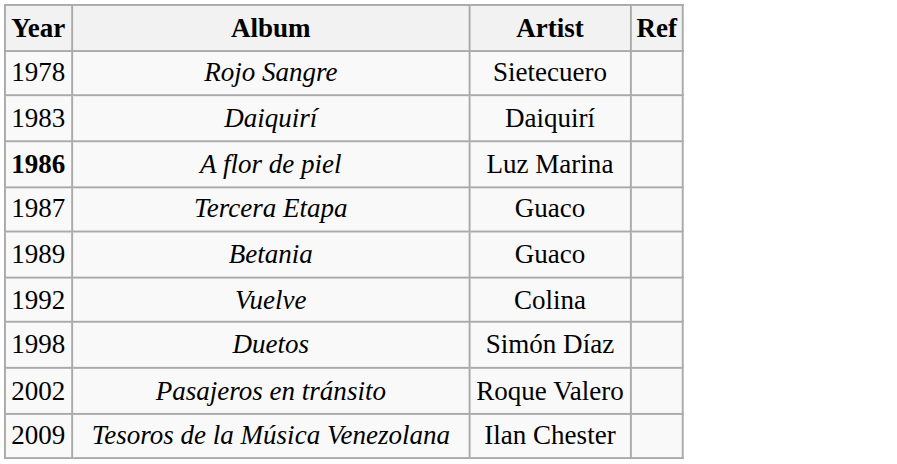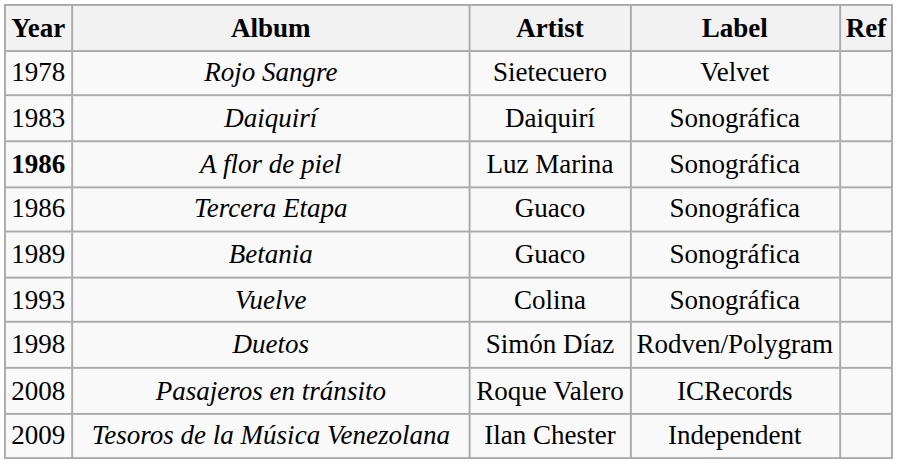+ column: (735, 27)
(38, 208) 1987 -> (38, 208) 1986
(38, 299) 1992 -> (38, 299) 1993
(38, 390) 2002 -> (38, 390) 2008
